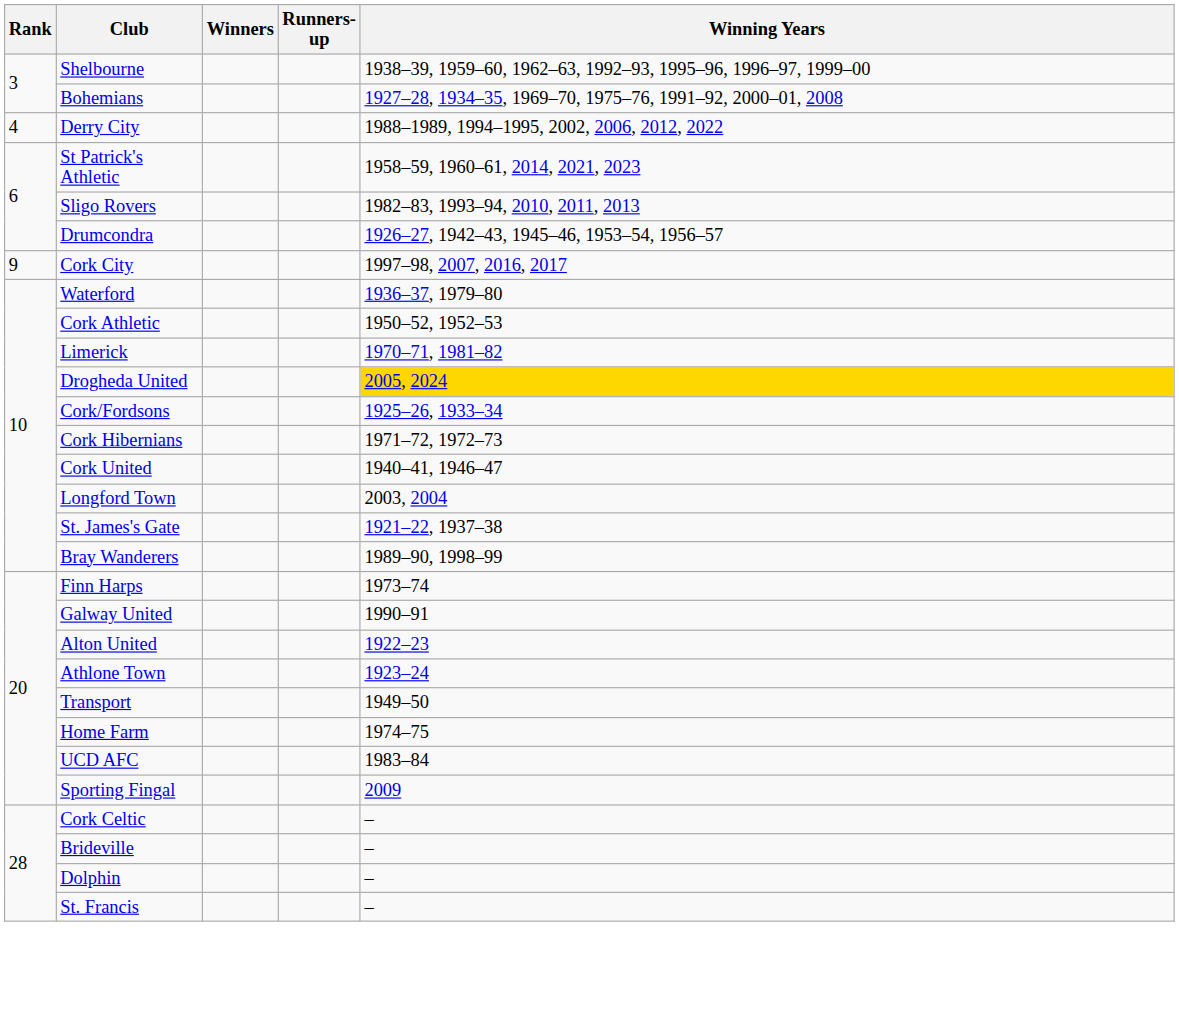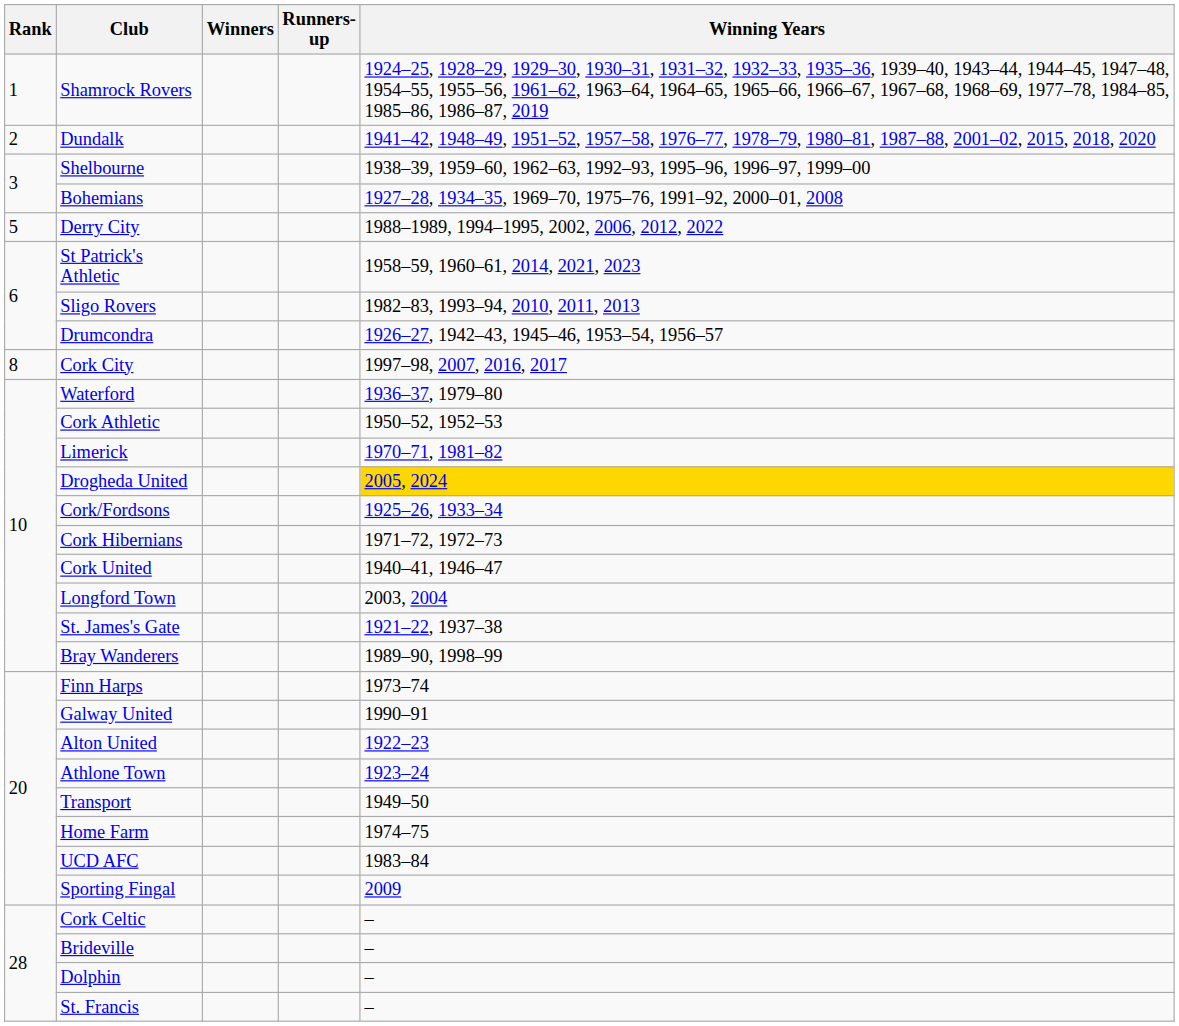+ row: (126, 89)
+ row: (92, 139)
(13, 127) 4 -> (13, 227) 5
(13, 264) 9 -> (13, 364) 8
